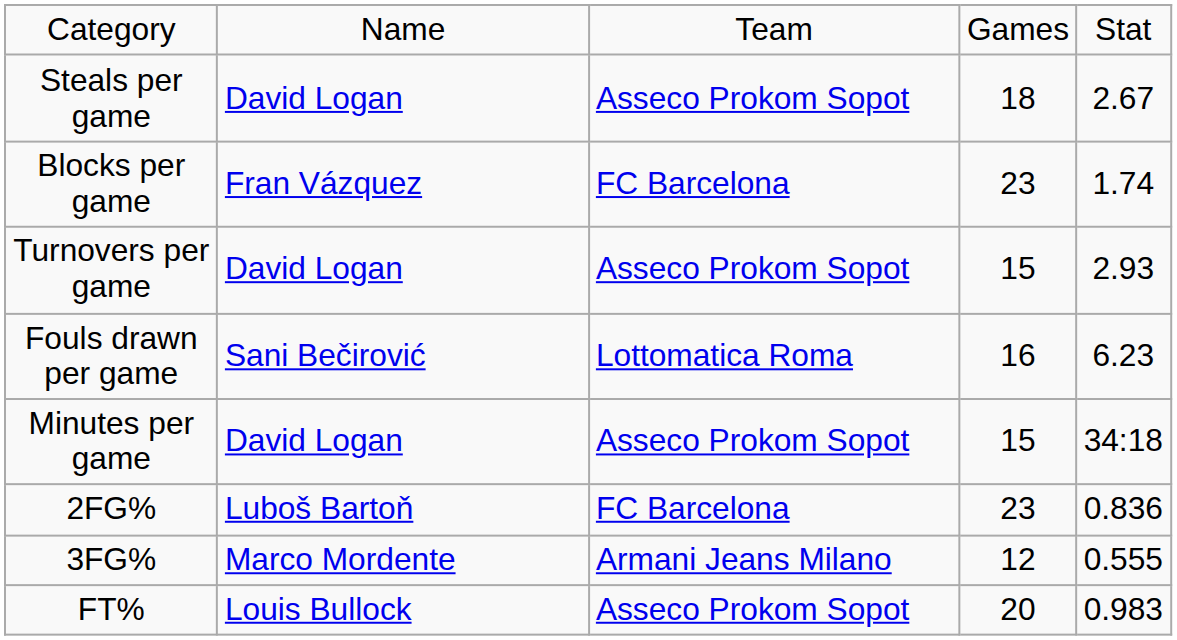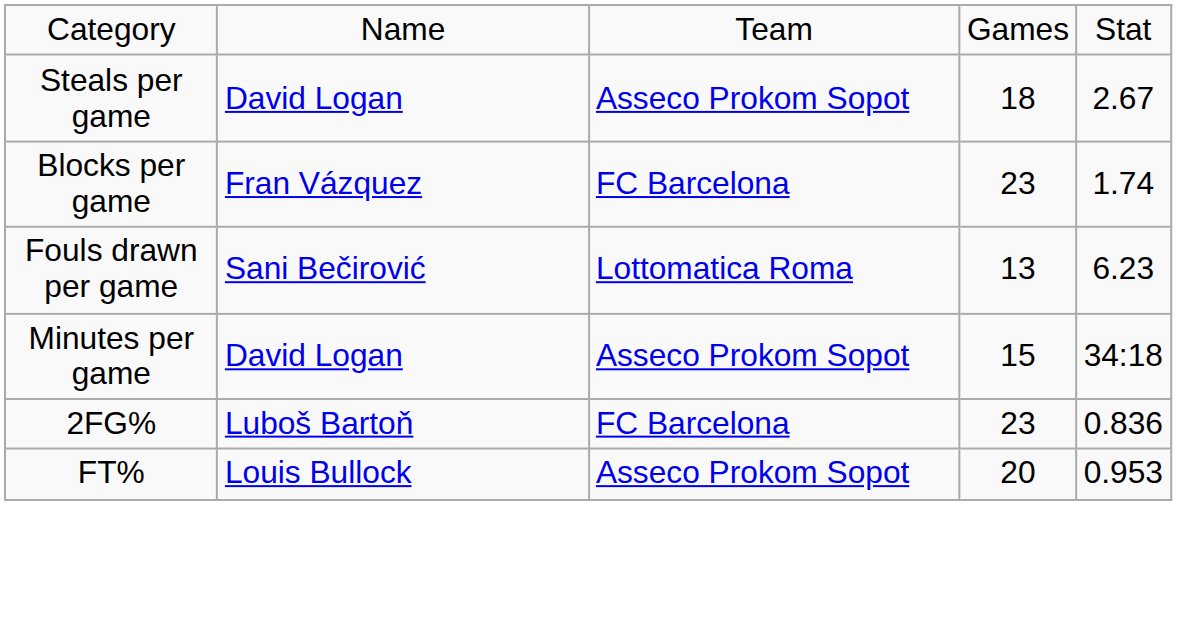- row: (111, 269)
(1018, 355) 16 -> (1018, 269) 13
- row: (111, 559)
(1123, 609) 0.983 -> (1123, 473) 0.953
